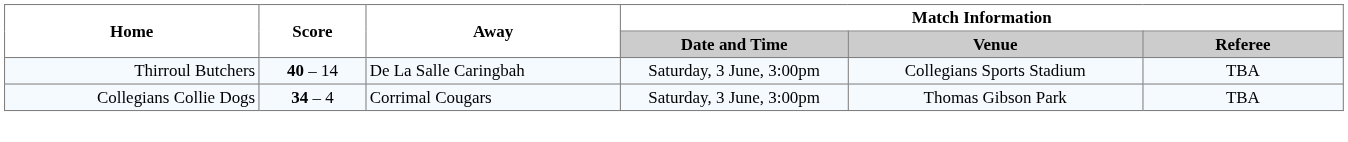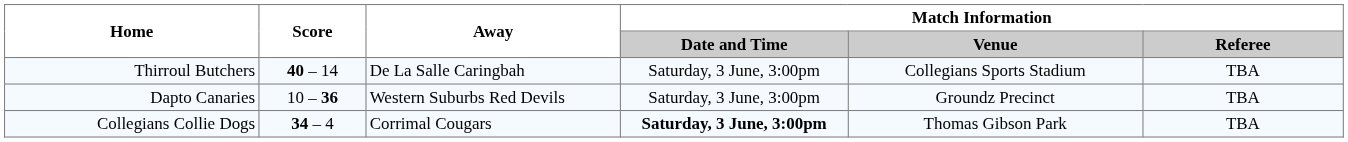+ row: (203, 97)
(734, 97) normal -> (734, 123) bold
